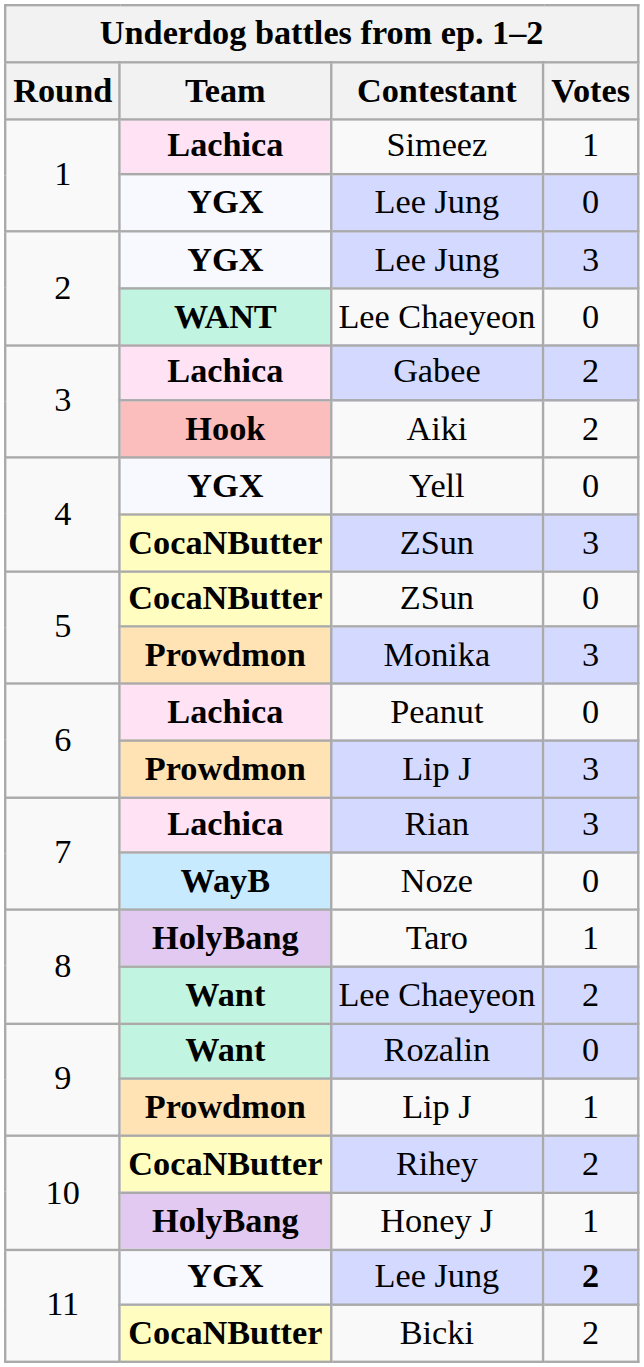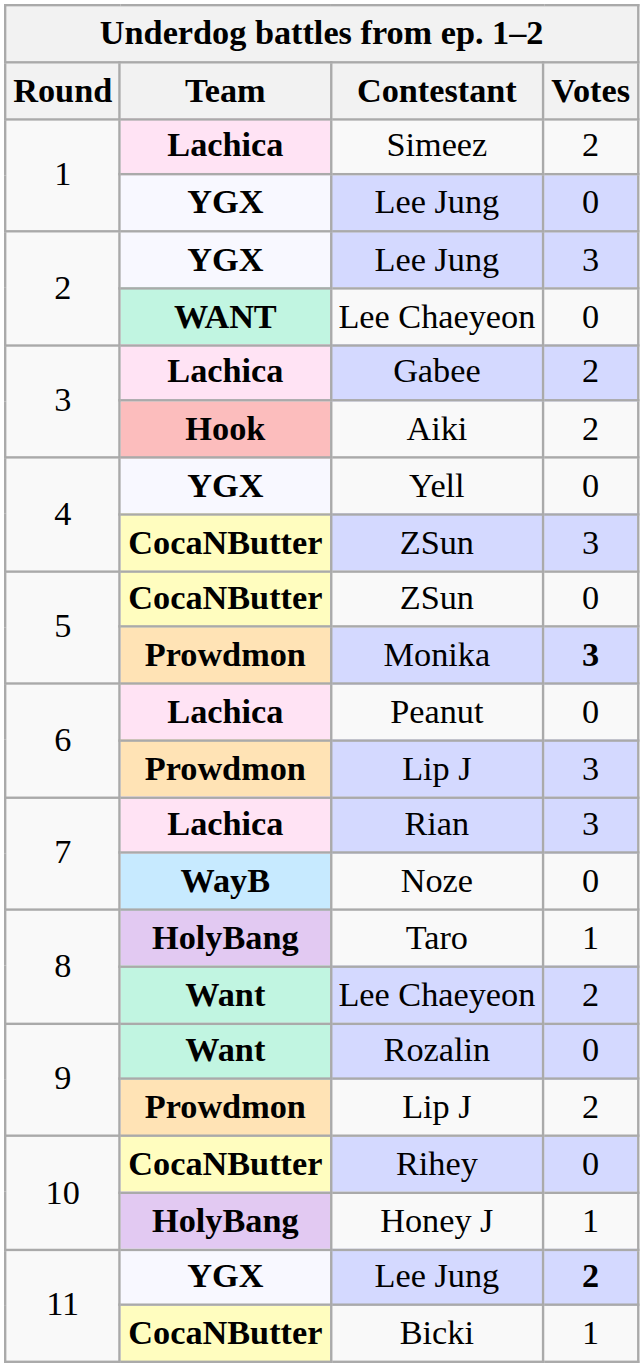(591, 146) 1 -> (591, 146) 2
(591, 654) normal -> (591, 654) bold
(591, 1107) 1 -> (591, 1107) 2
(591, 1163) 2 -> (591, 1163) 0
(591, 1333) 2 -> (591, 1333) 1
